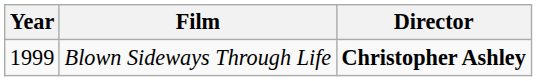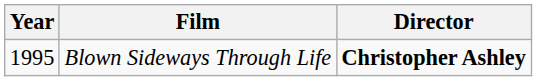(32, 57) 1999 -> (32, 57) 1995
